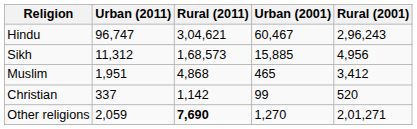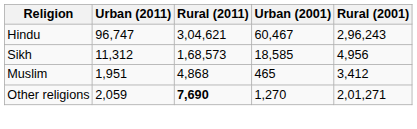(274, 54) 15,885 -> (274, 54) 18,585
- row: (32, 94)
